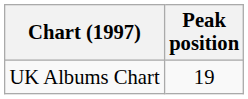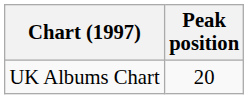(204, 76) 19 -> (204, 76) 20
